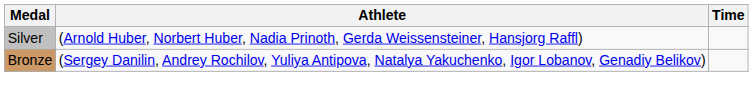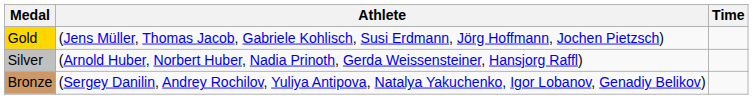+ row: (23, 37)
